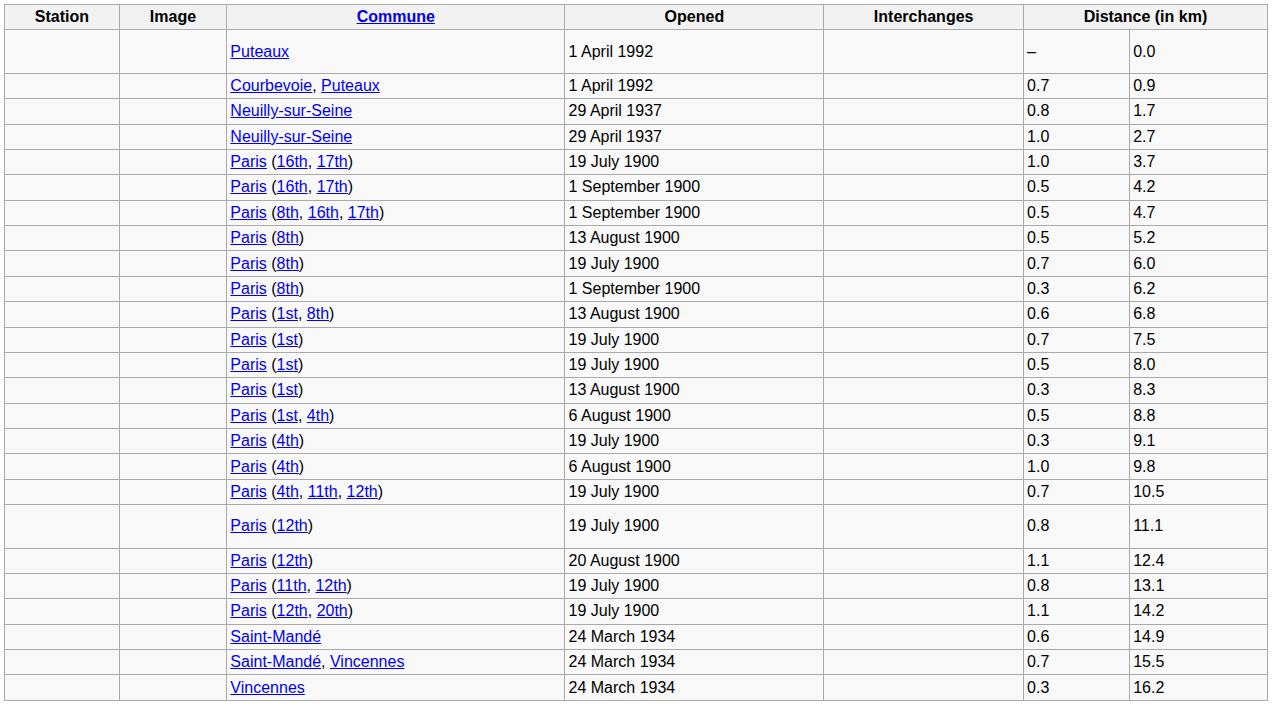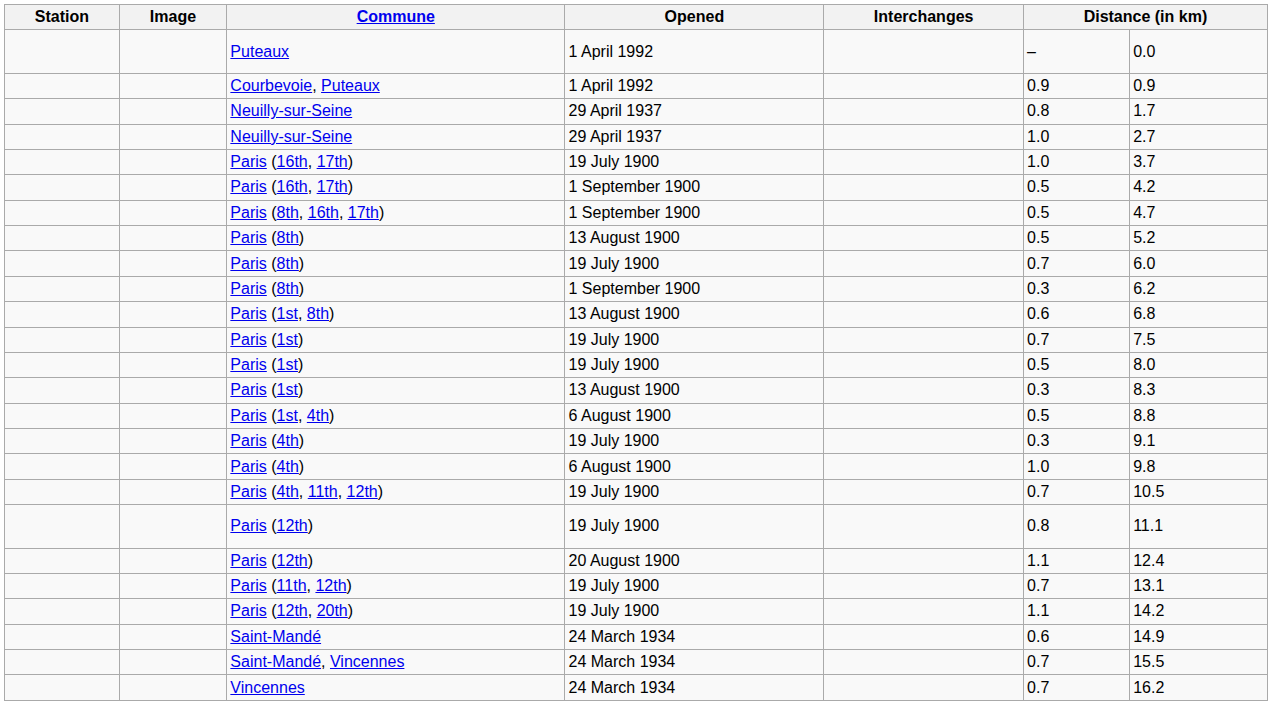(1038, 85) 0.7 -> (1038, 85) 0.9
(1038, 586) 0.8 -> (1038, 586) 0.7
(1038, 687) 0.3 -> (1038, 687) 0.7
